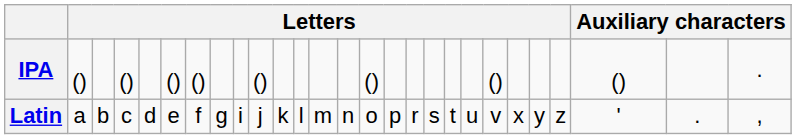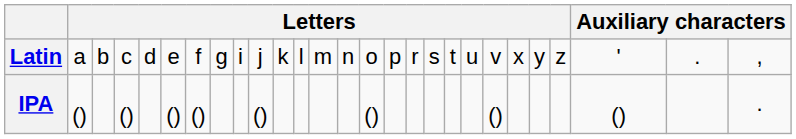rows swapped: (36, 68) <-> (36, 116)
